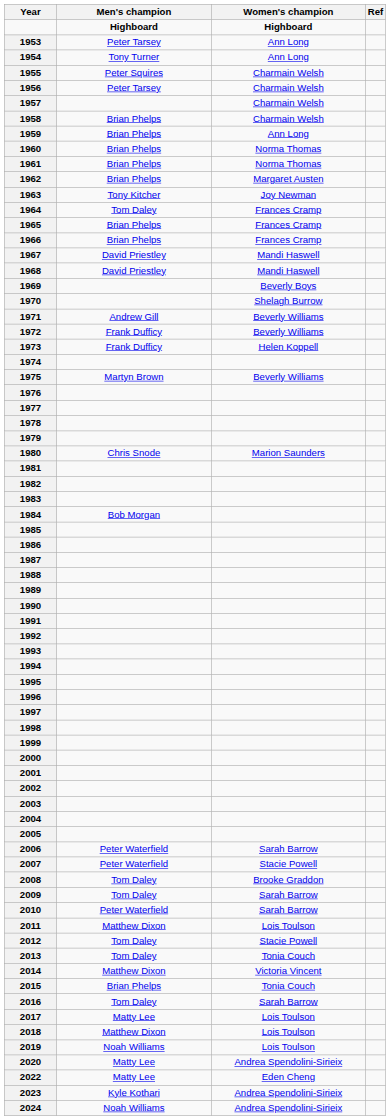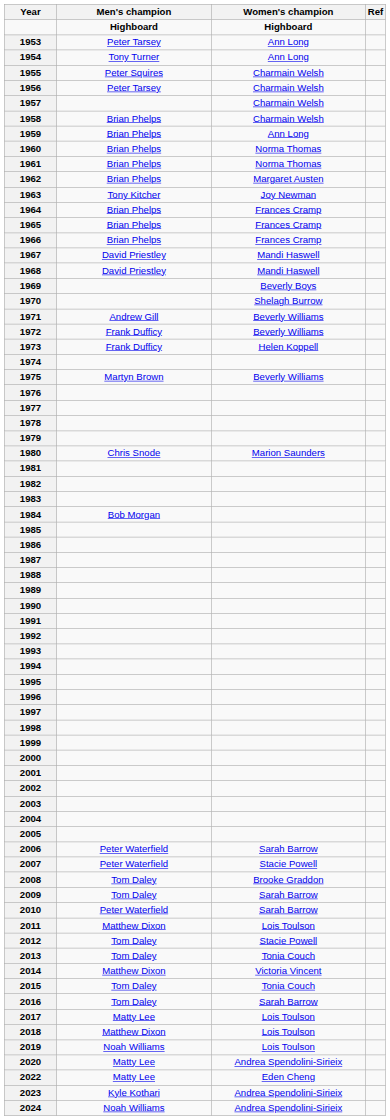(134, 210) Tom Daley -> (134, 210) Brian Phelps
(134, 986) Brian Phelps -> (134, 986) Tom Daley
